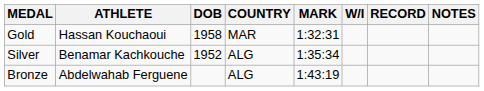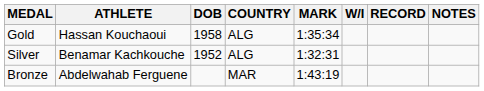(242, 34) MAR -> (241, 34) ALG
(318, 34) 1:32:31 -> (318, 34) 1:35:34
(318, 55) 1:35:34 -> (318, 55) 1:32:31
(241, 75) ALG -> (242, 75) MAR
